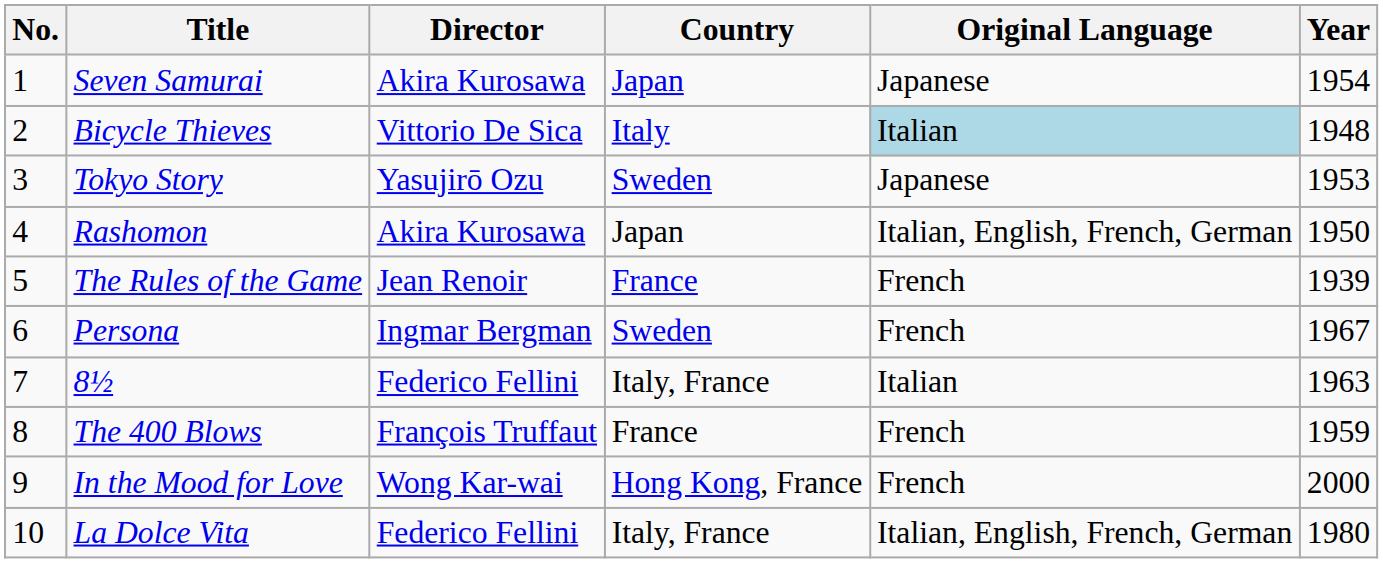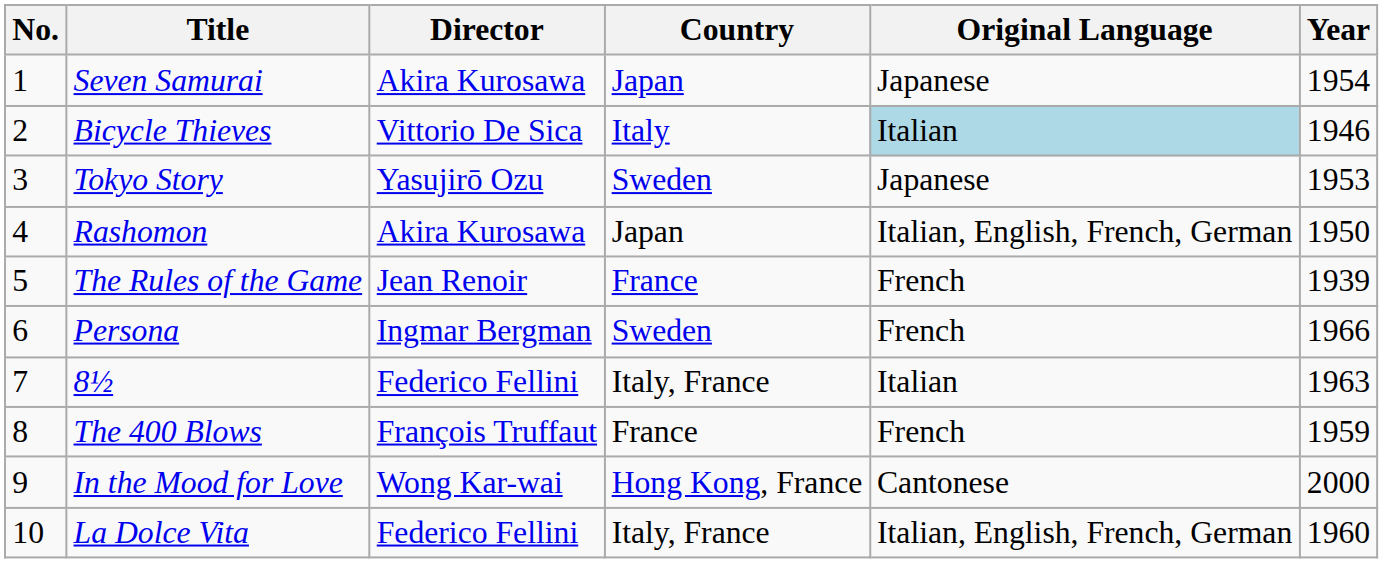(1339, 130) 1948 -> (1339, 130) 1946
(1339, 331) 1967 -> (1339, 331) 1966
(921, 481) French -> (943, 481) Cantonese
(1339, 532) 1980 -> (1339, 532) 1960
